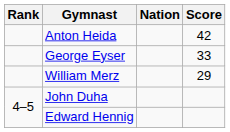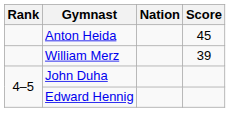(204, 35) 42 -> (204, 35) 45
- row: (85, 55)
(204, 76) 29 -> (204, 55) 39
